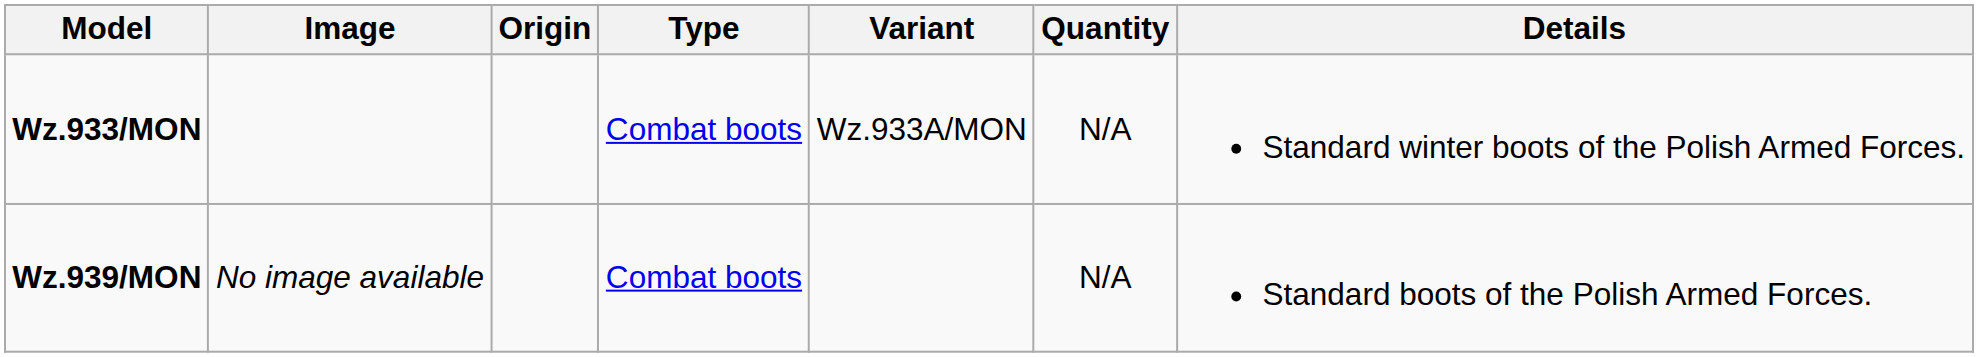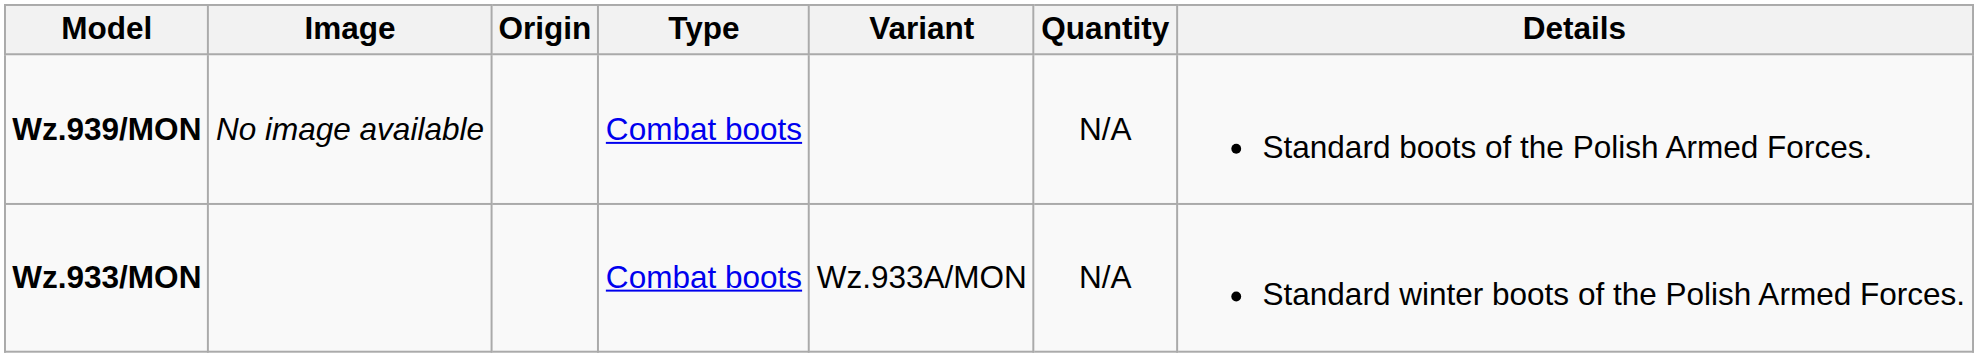rows swapped: (107, 277) <-> (107, 128)
